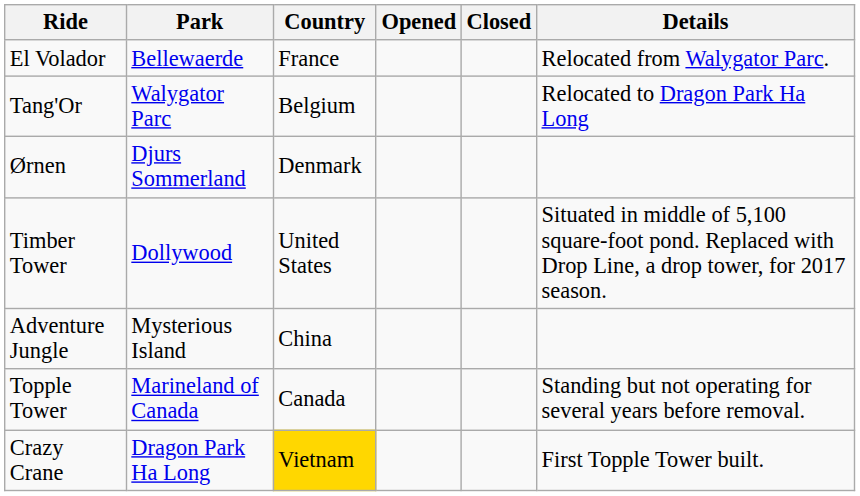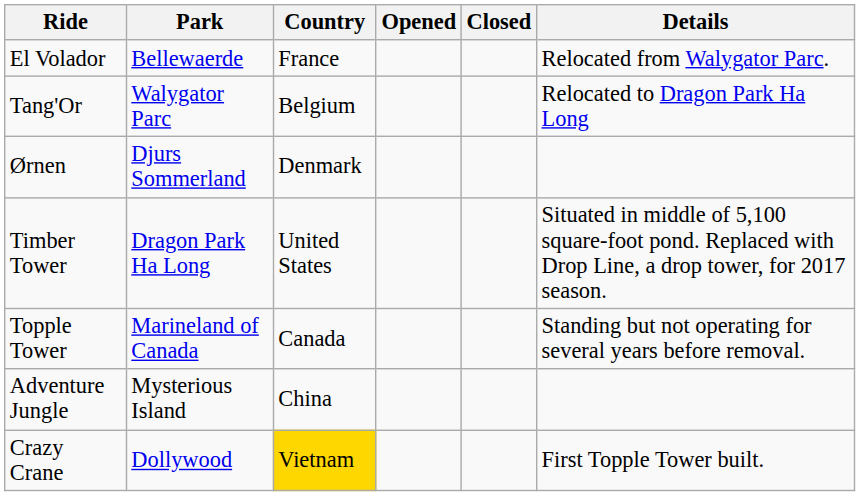(182, 252) Dollywood -> (188, 252) Dragon Park Ha Long
rows swapped: (41, 399) <-> (57, 338)
(188, 459) Dragon Park Ha Long -> (182, 459) Dollywood
